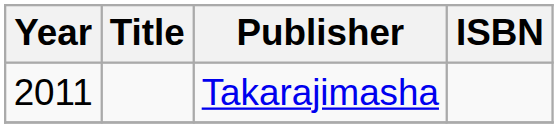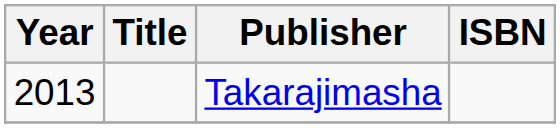(53, 92) 2011 -> (55, 92) 2013
